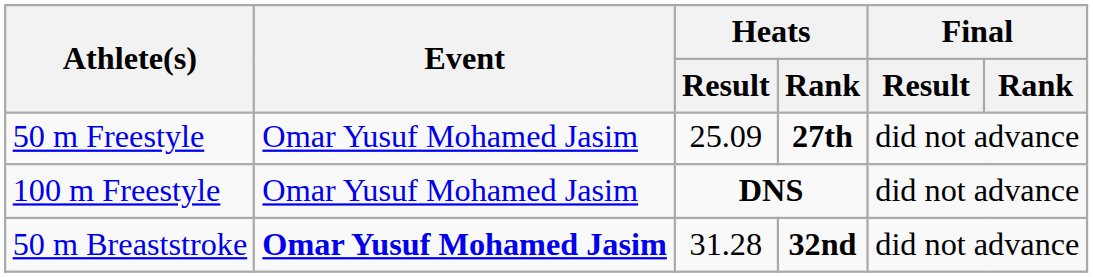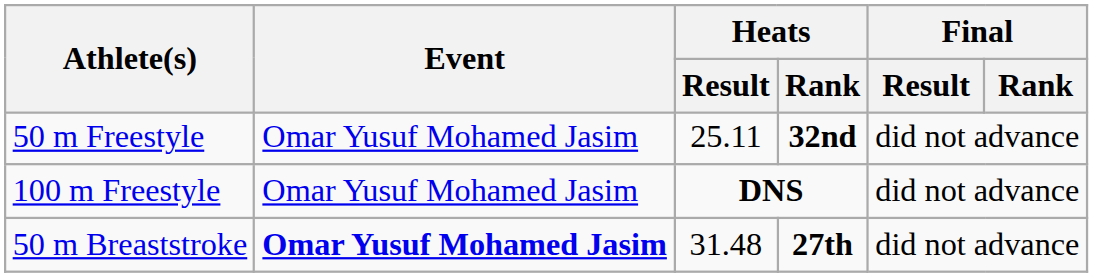(726, 137) 25.09 -> (726, 137) 25.11
(823, 137) 27th -> (823, 137) 32nd
(726, 244) 31.28 -> (726, 244) 31.48
(823, 244) 32nd -> (823, 244) 27th
